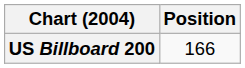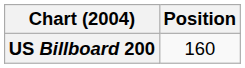(200, 48) 166 -> (200, 48) 160
